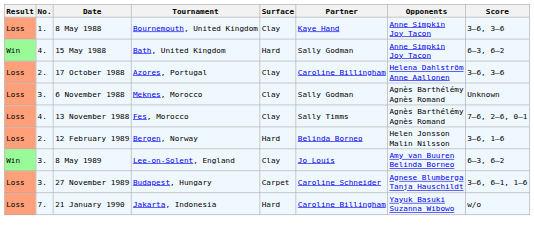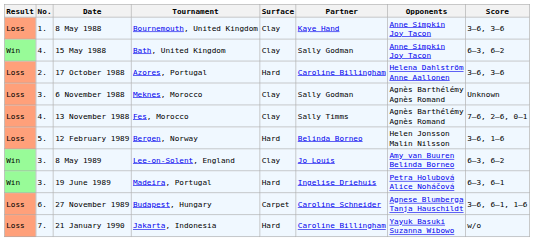(271, 50) Hard -> (271, 50) Clay
(271, 72) Clay -> (271, 72) Hard
(42, 138) 2. -> (42, 138) 5.
+ row: (83, 182)
(42, 182) 3. -> (42, 204) 6.
